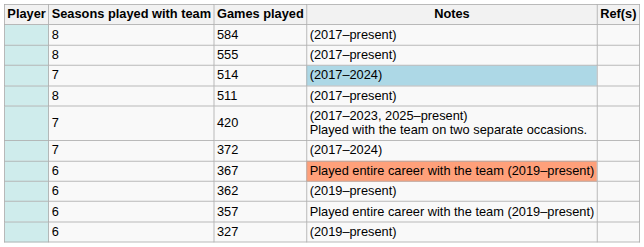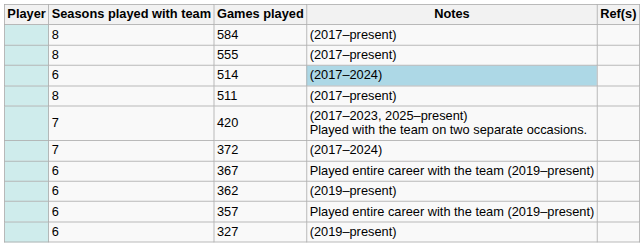(55, 75) 7 -> (55, 75) 6
(452, 171) lightsalmon background -> (452, 171) no background
